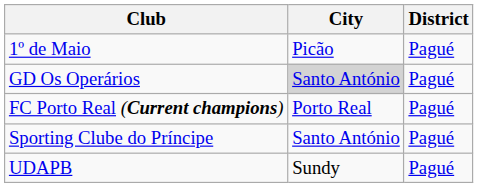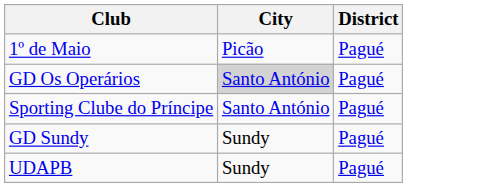- row: (146, 108)
+ row: (49, 138)
